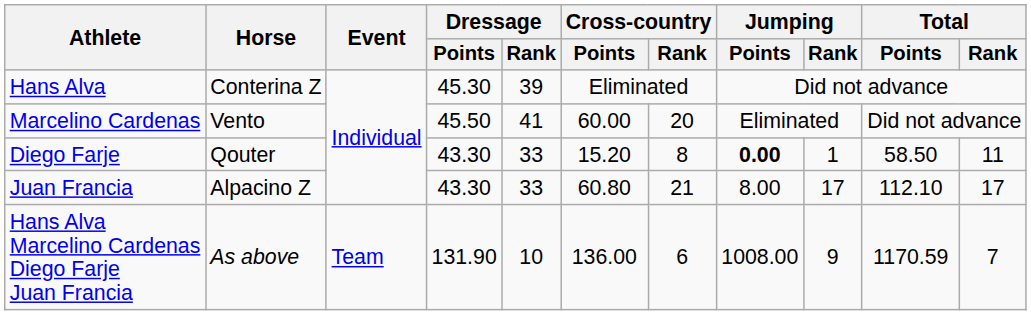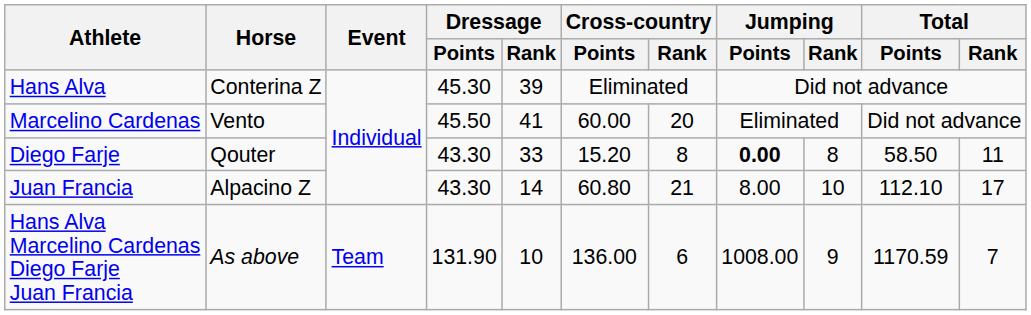(833, 155) 1 -> (833, 155) 8
(531, 188) 33 -> (531, 188) 14
(833, 188) 17 -> (833, 188) 10
